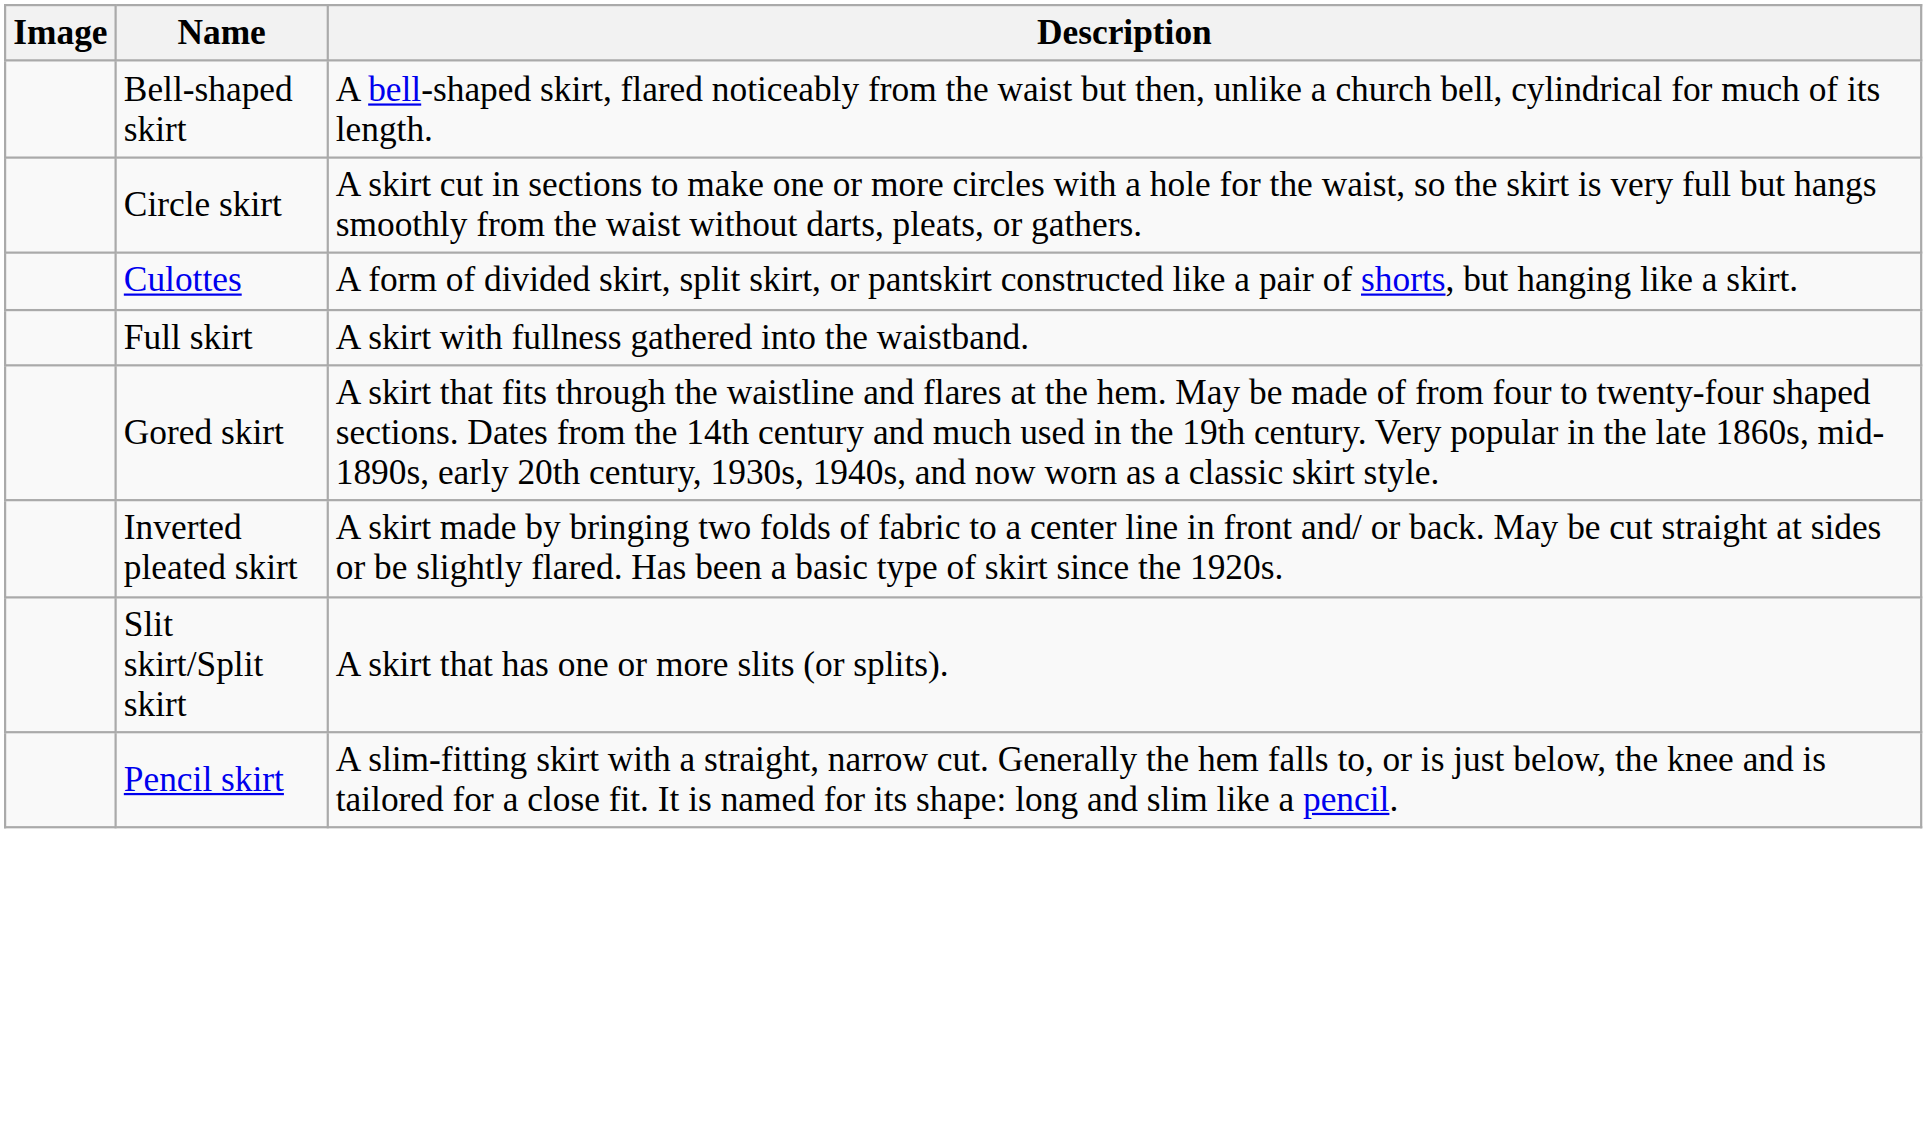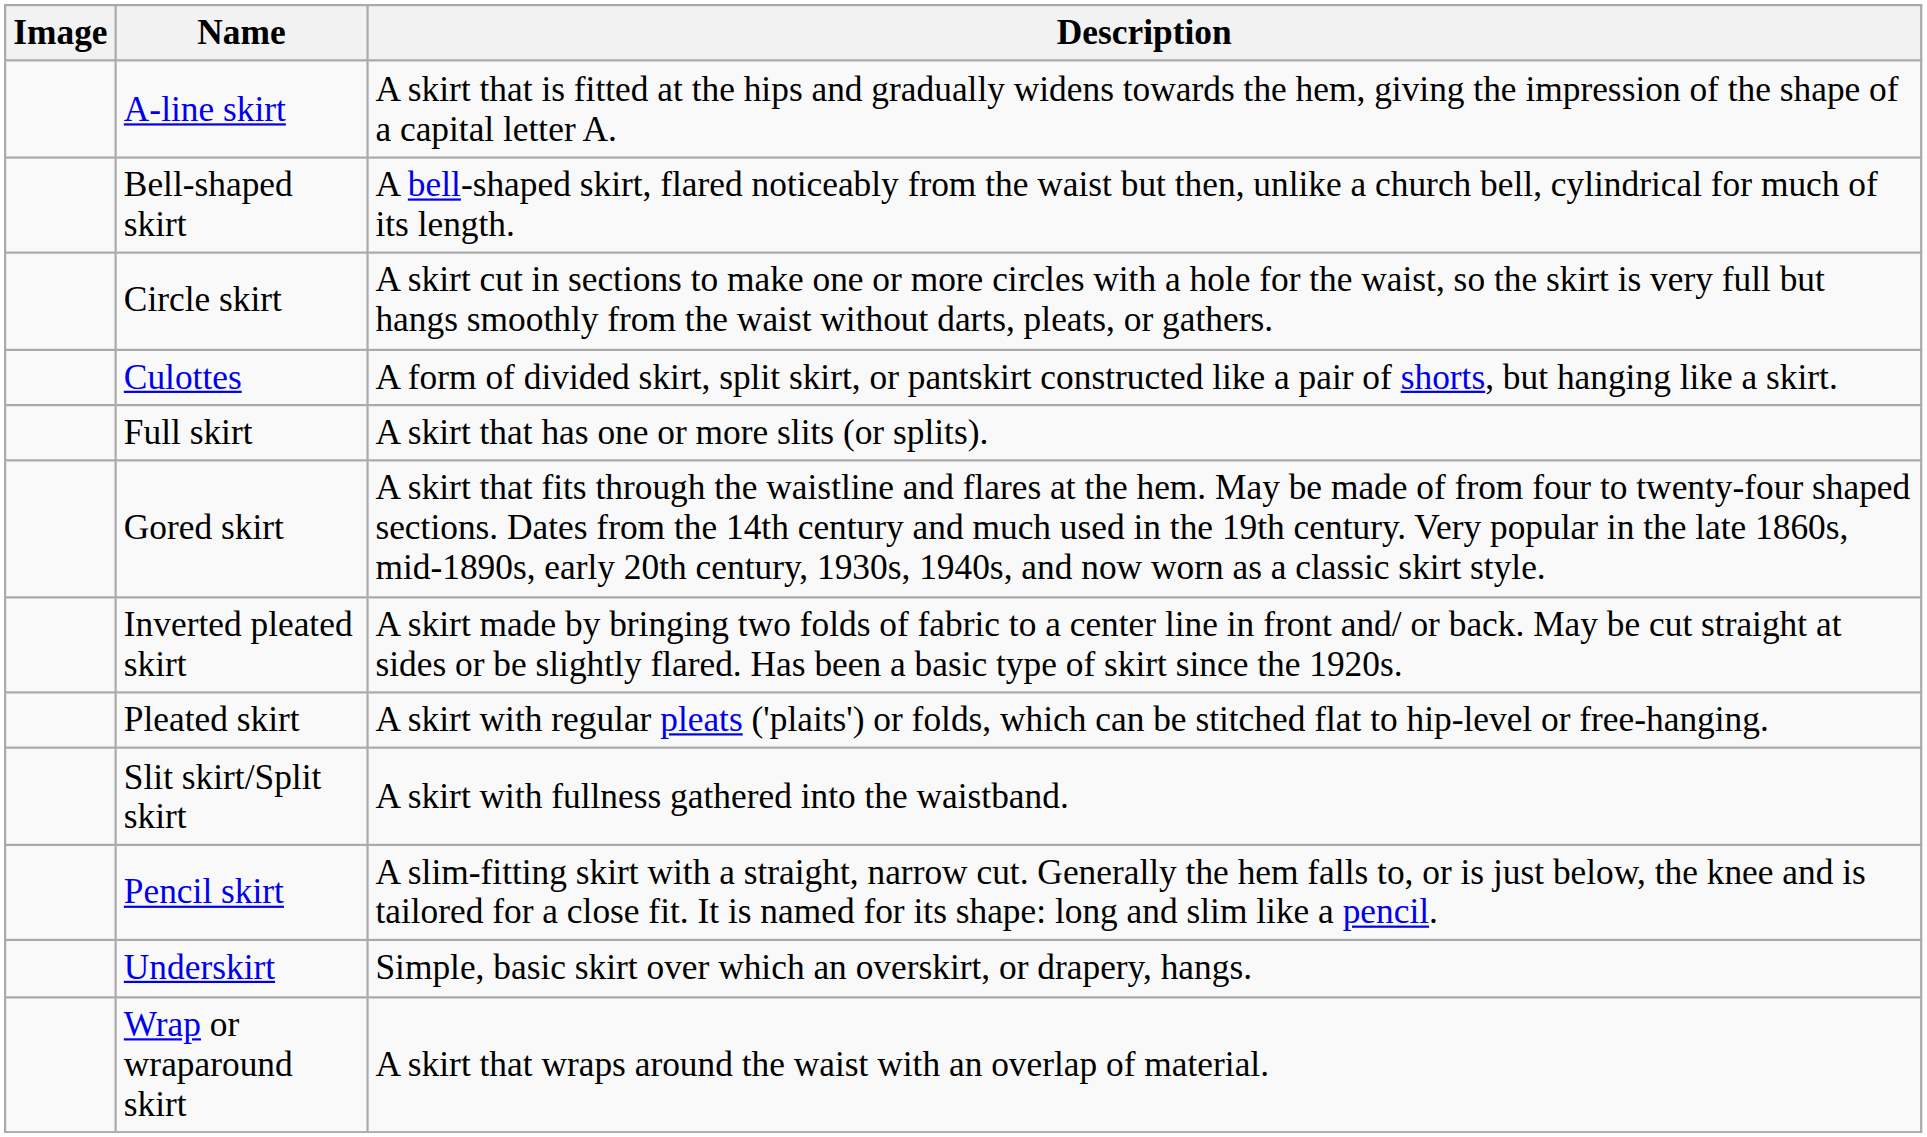+ row: (205, 108)
(682, 336) A skirt with fullness gathered into the waistband. -> (682, 432) A skirt that has one or more slits (or splits).
+ row: (212, 719)
(642, 663) A skirt that has one or more slits (or splits). -> (722, 795) A skirt with fullness gathered into the waistband.
+ row: (199, 967)
+ row: (208, 1063)
